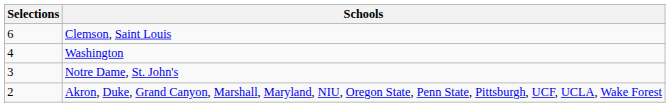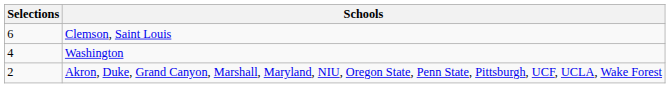- row: (122, 72)
